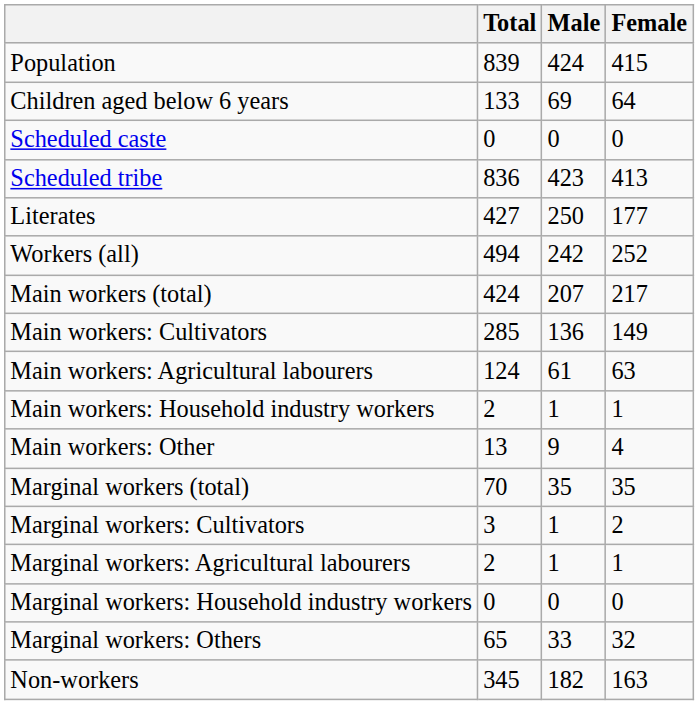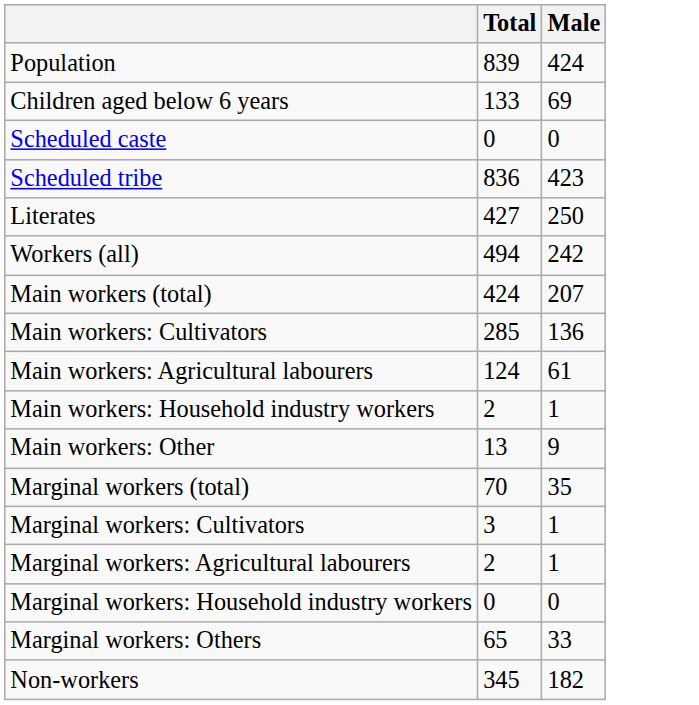- column: (649, 23)
